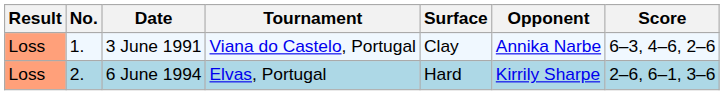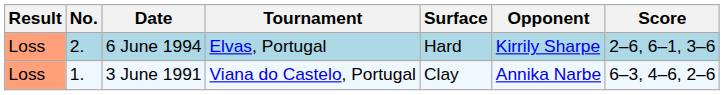rows swapped: (154, 46) <-> (154, 74)
